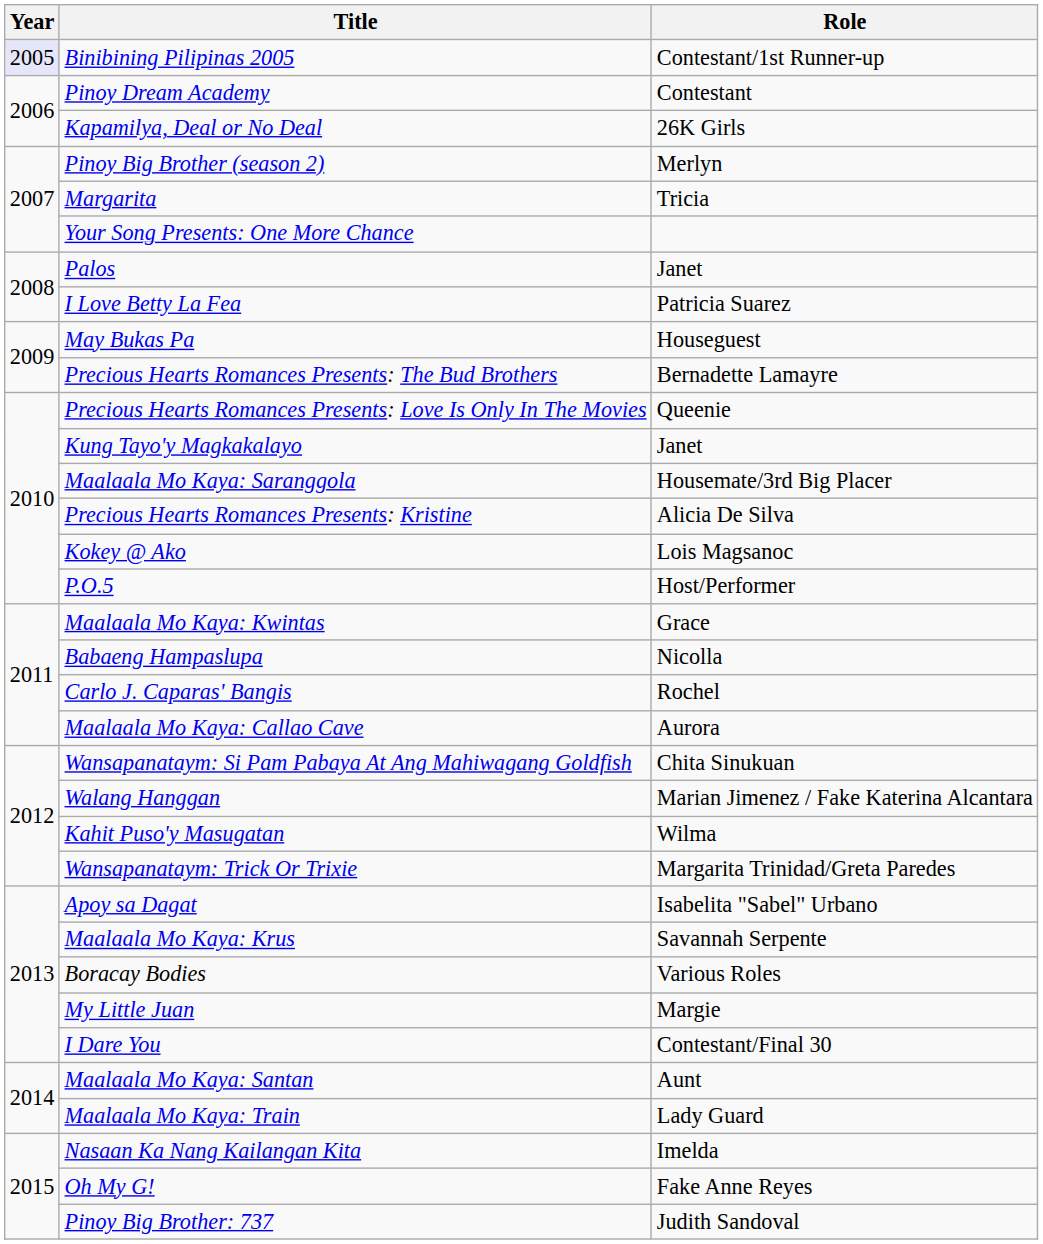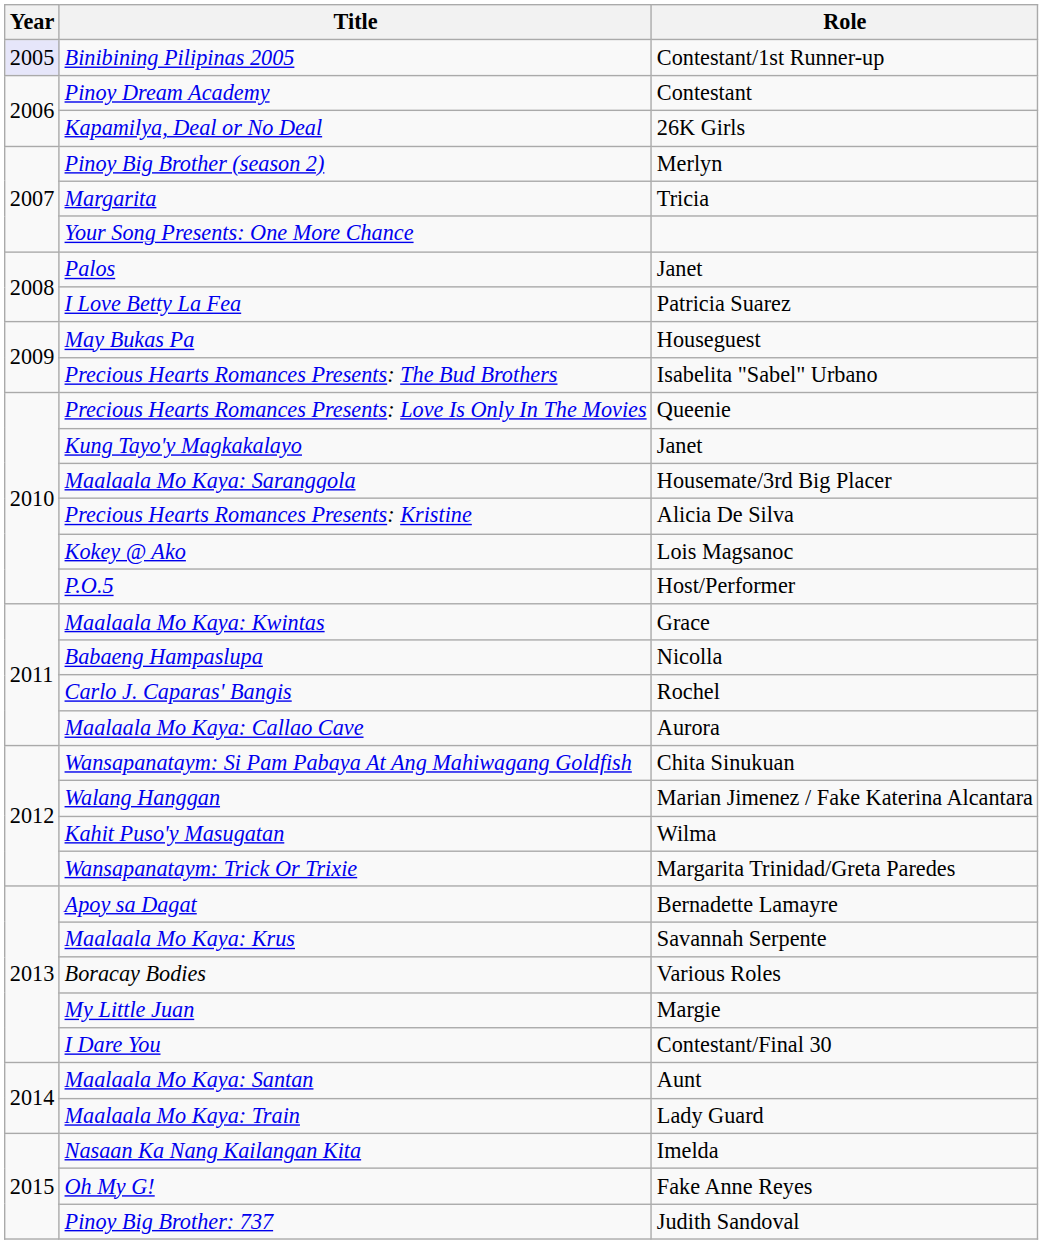(747, 374) Bernadette Lamayre -> (767, 374) Isabelita "Sabel" Urbano
(767, 903) Isabelita "Sabel" Urbano -> (747, 903) Bernadette Lamayre
